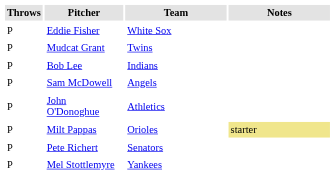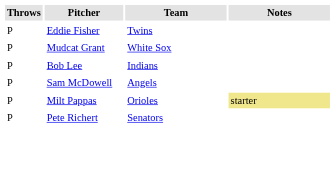(149, 30) White Sox -> (140, 30) Twins
(140, 48) Twins -> (149, 48) White Sox
- row: (73, 106)
- row: (81, 165)
